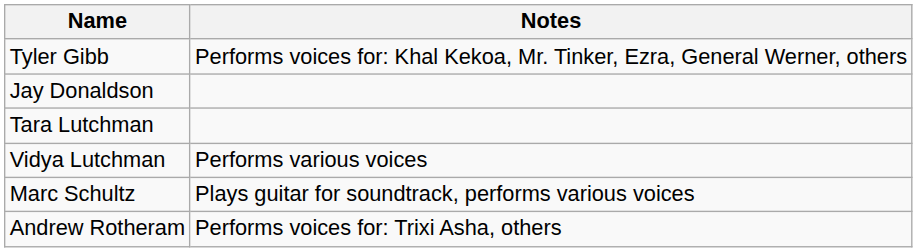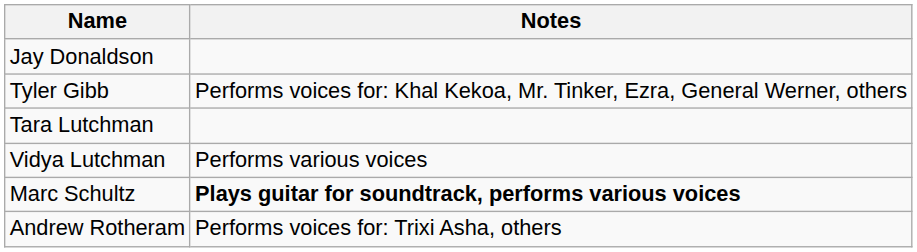rows swapped: (82, 90) <-> (59, 56)
(445, 194) normal -> (468, 194) bold
